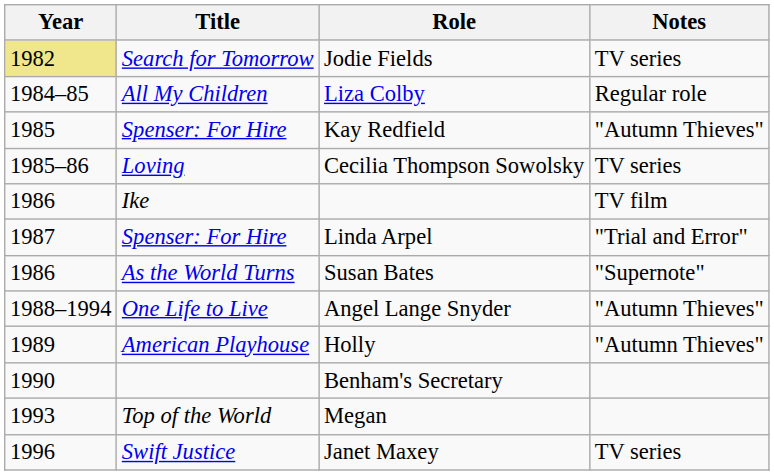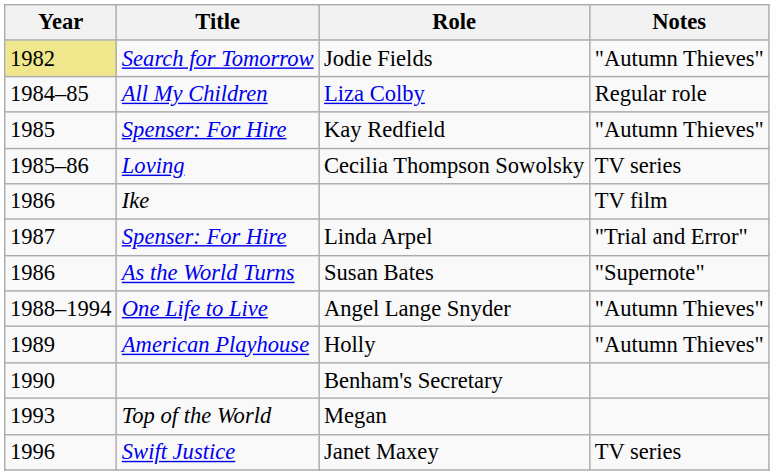(638, 58) TV series -> (679, 58) "Autumn Thieves"
